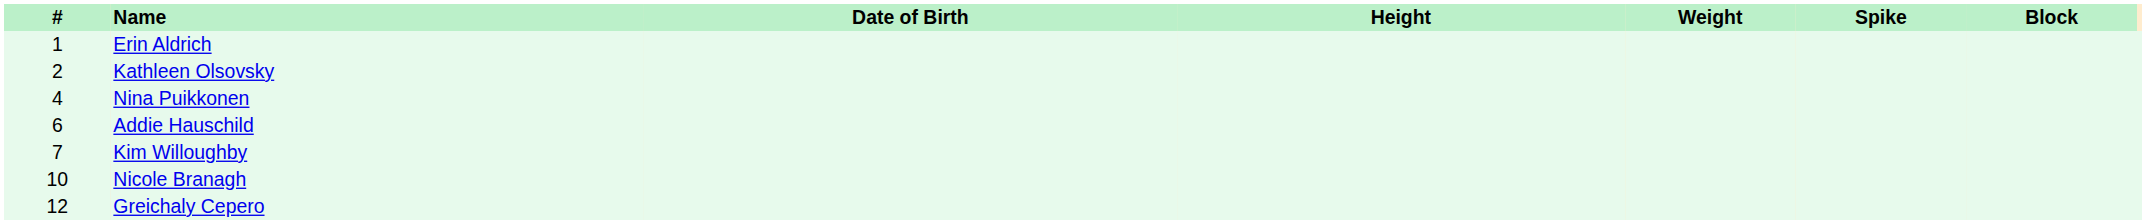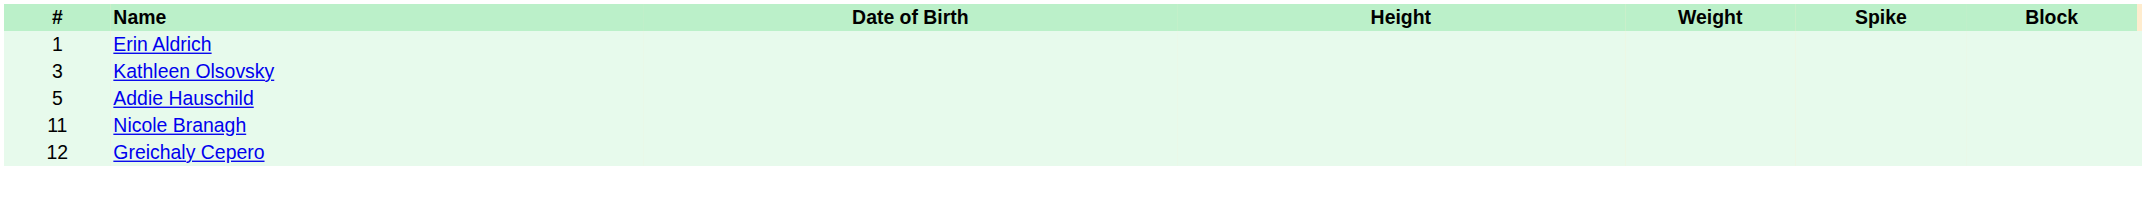(57, 72) 2 -> (57, 72) 3
- row: (181, 98)
(57, 126) 6 -> (57, 99) 5
- row: (180, 152)
(57, 180) 10 -> (57, 126) 11
